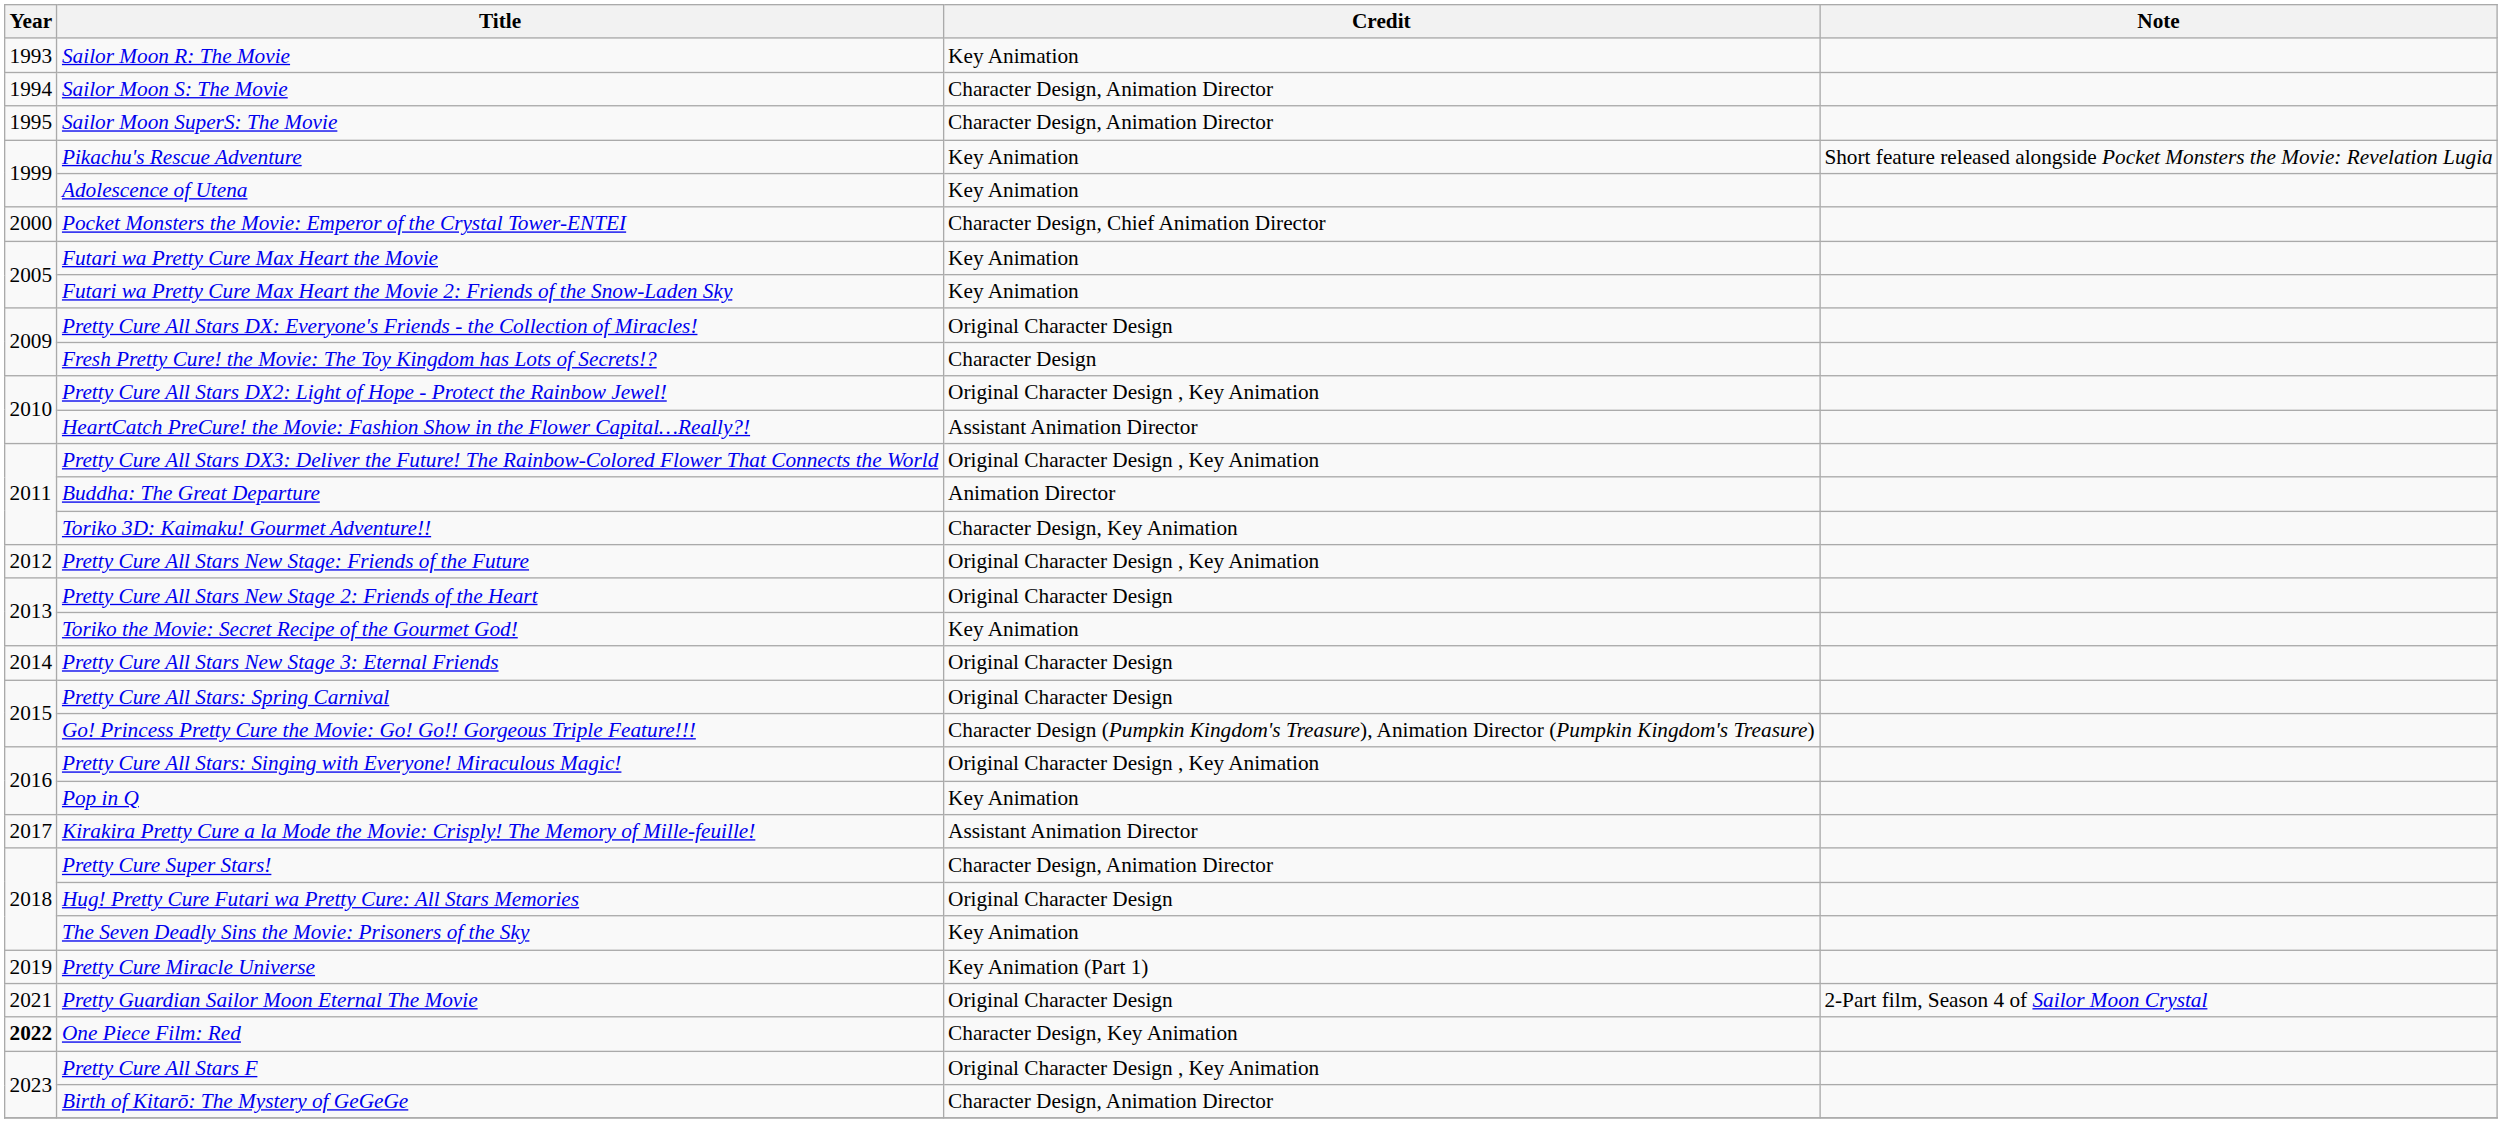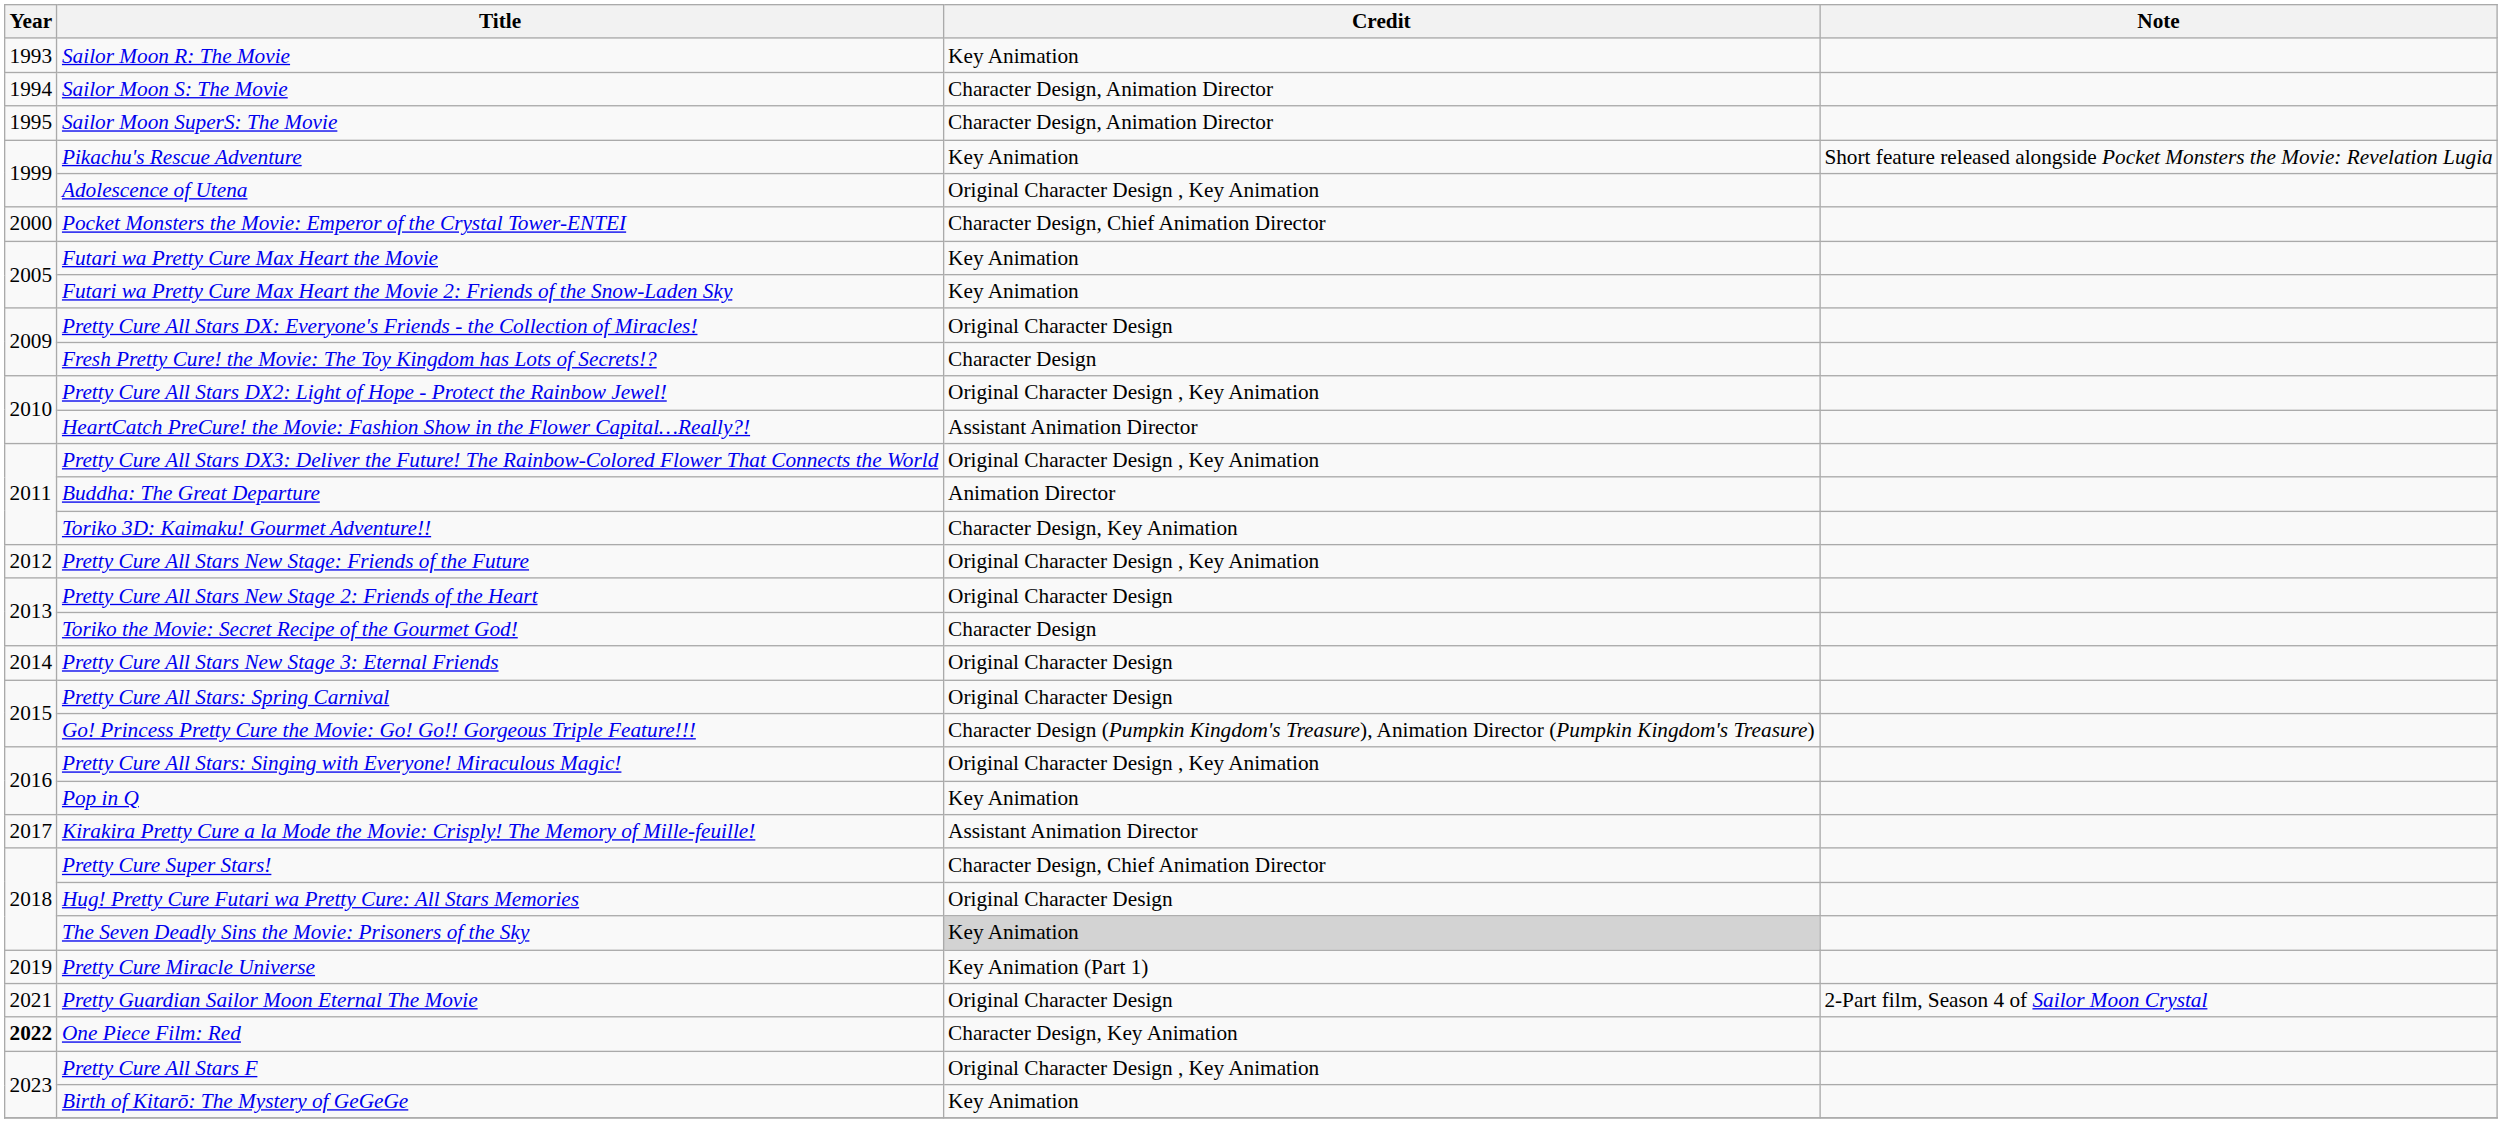(1013, 190) Key Animation -> (1134, 190) Original Character Design , Key Animation
(1013, 628) Key Animation -> (1022, 628) Character Design
(1111, 865) Character Design, Animation Director -> (1137, 865) Character Design, Chief Animation Director
(1013, 932) no background -> (1013, 932) lightgrey background
(1111, 1101) Character Design, Animation Director -> (1013, 1101) Key Animation
